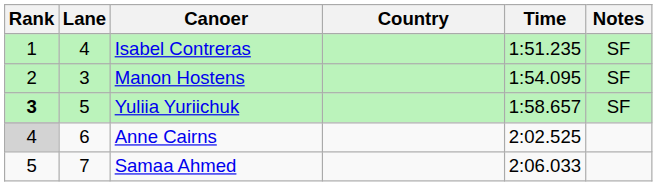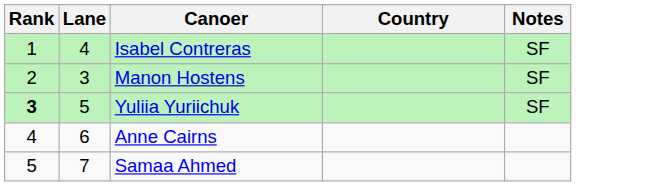- column: (545, 19)
(32, 136) lightgrey background -> (32, 136) no background
